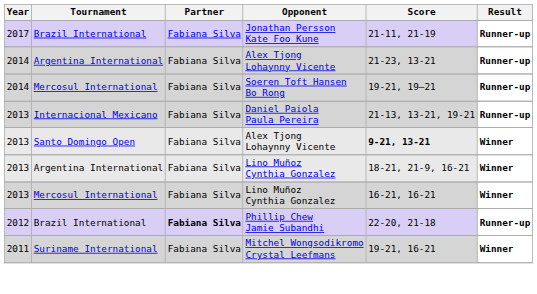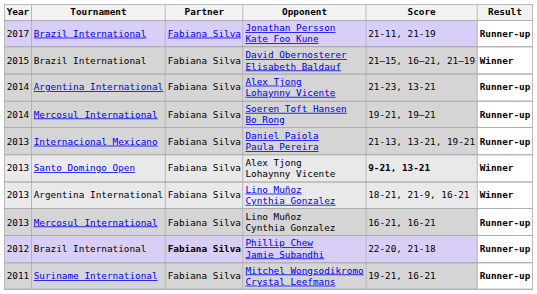+ row: (90, 60)
(497, 195) Winner -> (505, 222) Runner-up
(497, 249) Winner -> (505, 276) Runner-up
